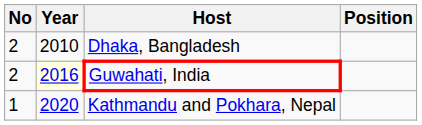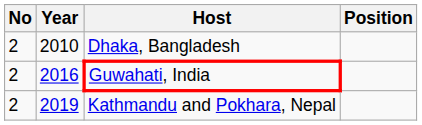(59, 75) lightyellow background -> (59, 75) no background
(13, 105) 1 -> (13, 105) 2
(59, 105) 2020 -> (59, 105) 2019
